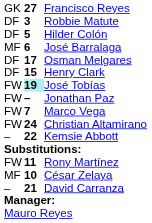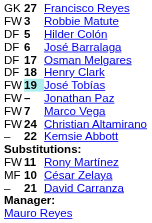(12, 21) DF -> (13, 21) FW
(12, 47) MF -> (12, 47) DF
(30, 72) 15 -> (30, 72) 18
